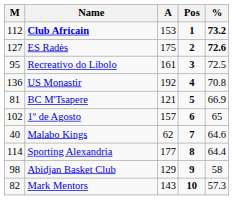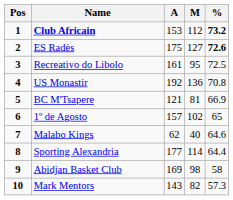columns swapped: (192, 13) <-> (15, 13)
(168, 169) 129 -> (174, 169) 169
